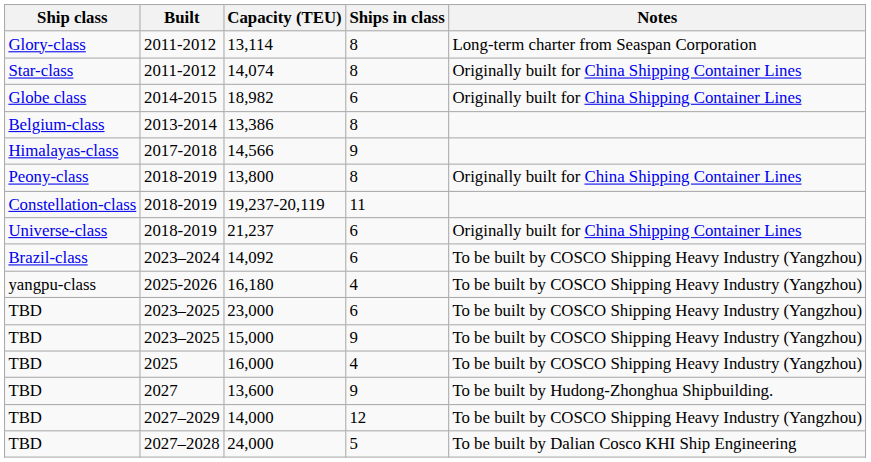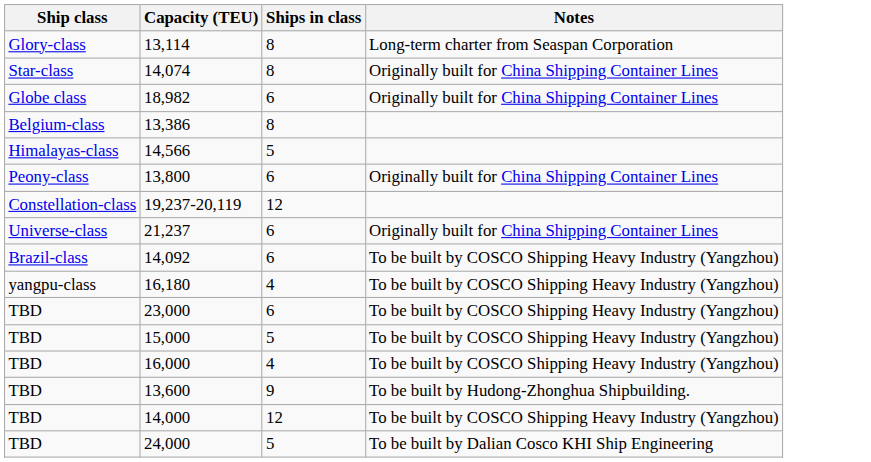- column: (182, 17)
(354, 151) 9 -> (270, 151) 5
(354, 177) 8 -> (270, 177) 6
(358, 204) 11 -> (274, 204) 12
(354, 337) 9 -> (270, 337) 5
